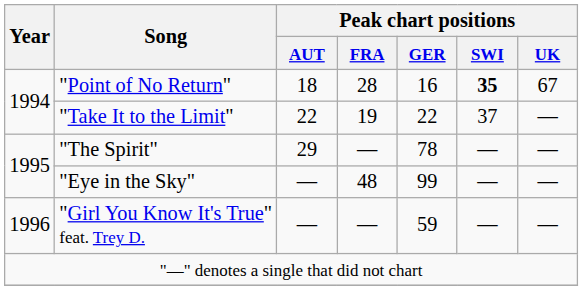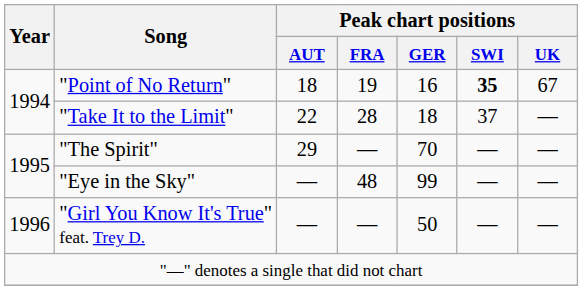(367, 85) 28 -> (367, 85) 19
(367, 117) 19 -> (367, 117) 28
(427, 117) 22 -> (427, 117) 18
(427, 149) 78 -> (427, 149) 70
(427, 225) 59 -> (427, 225) 50
